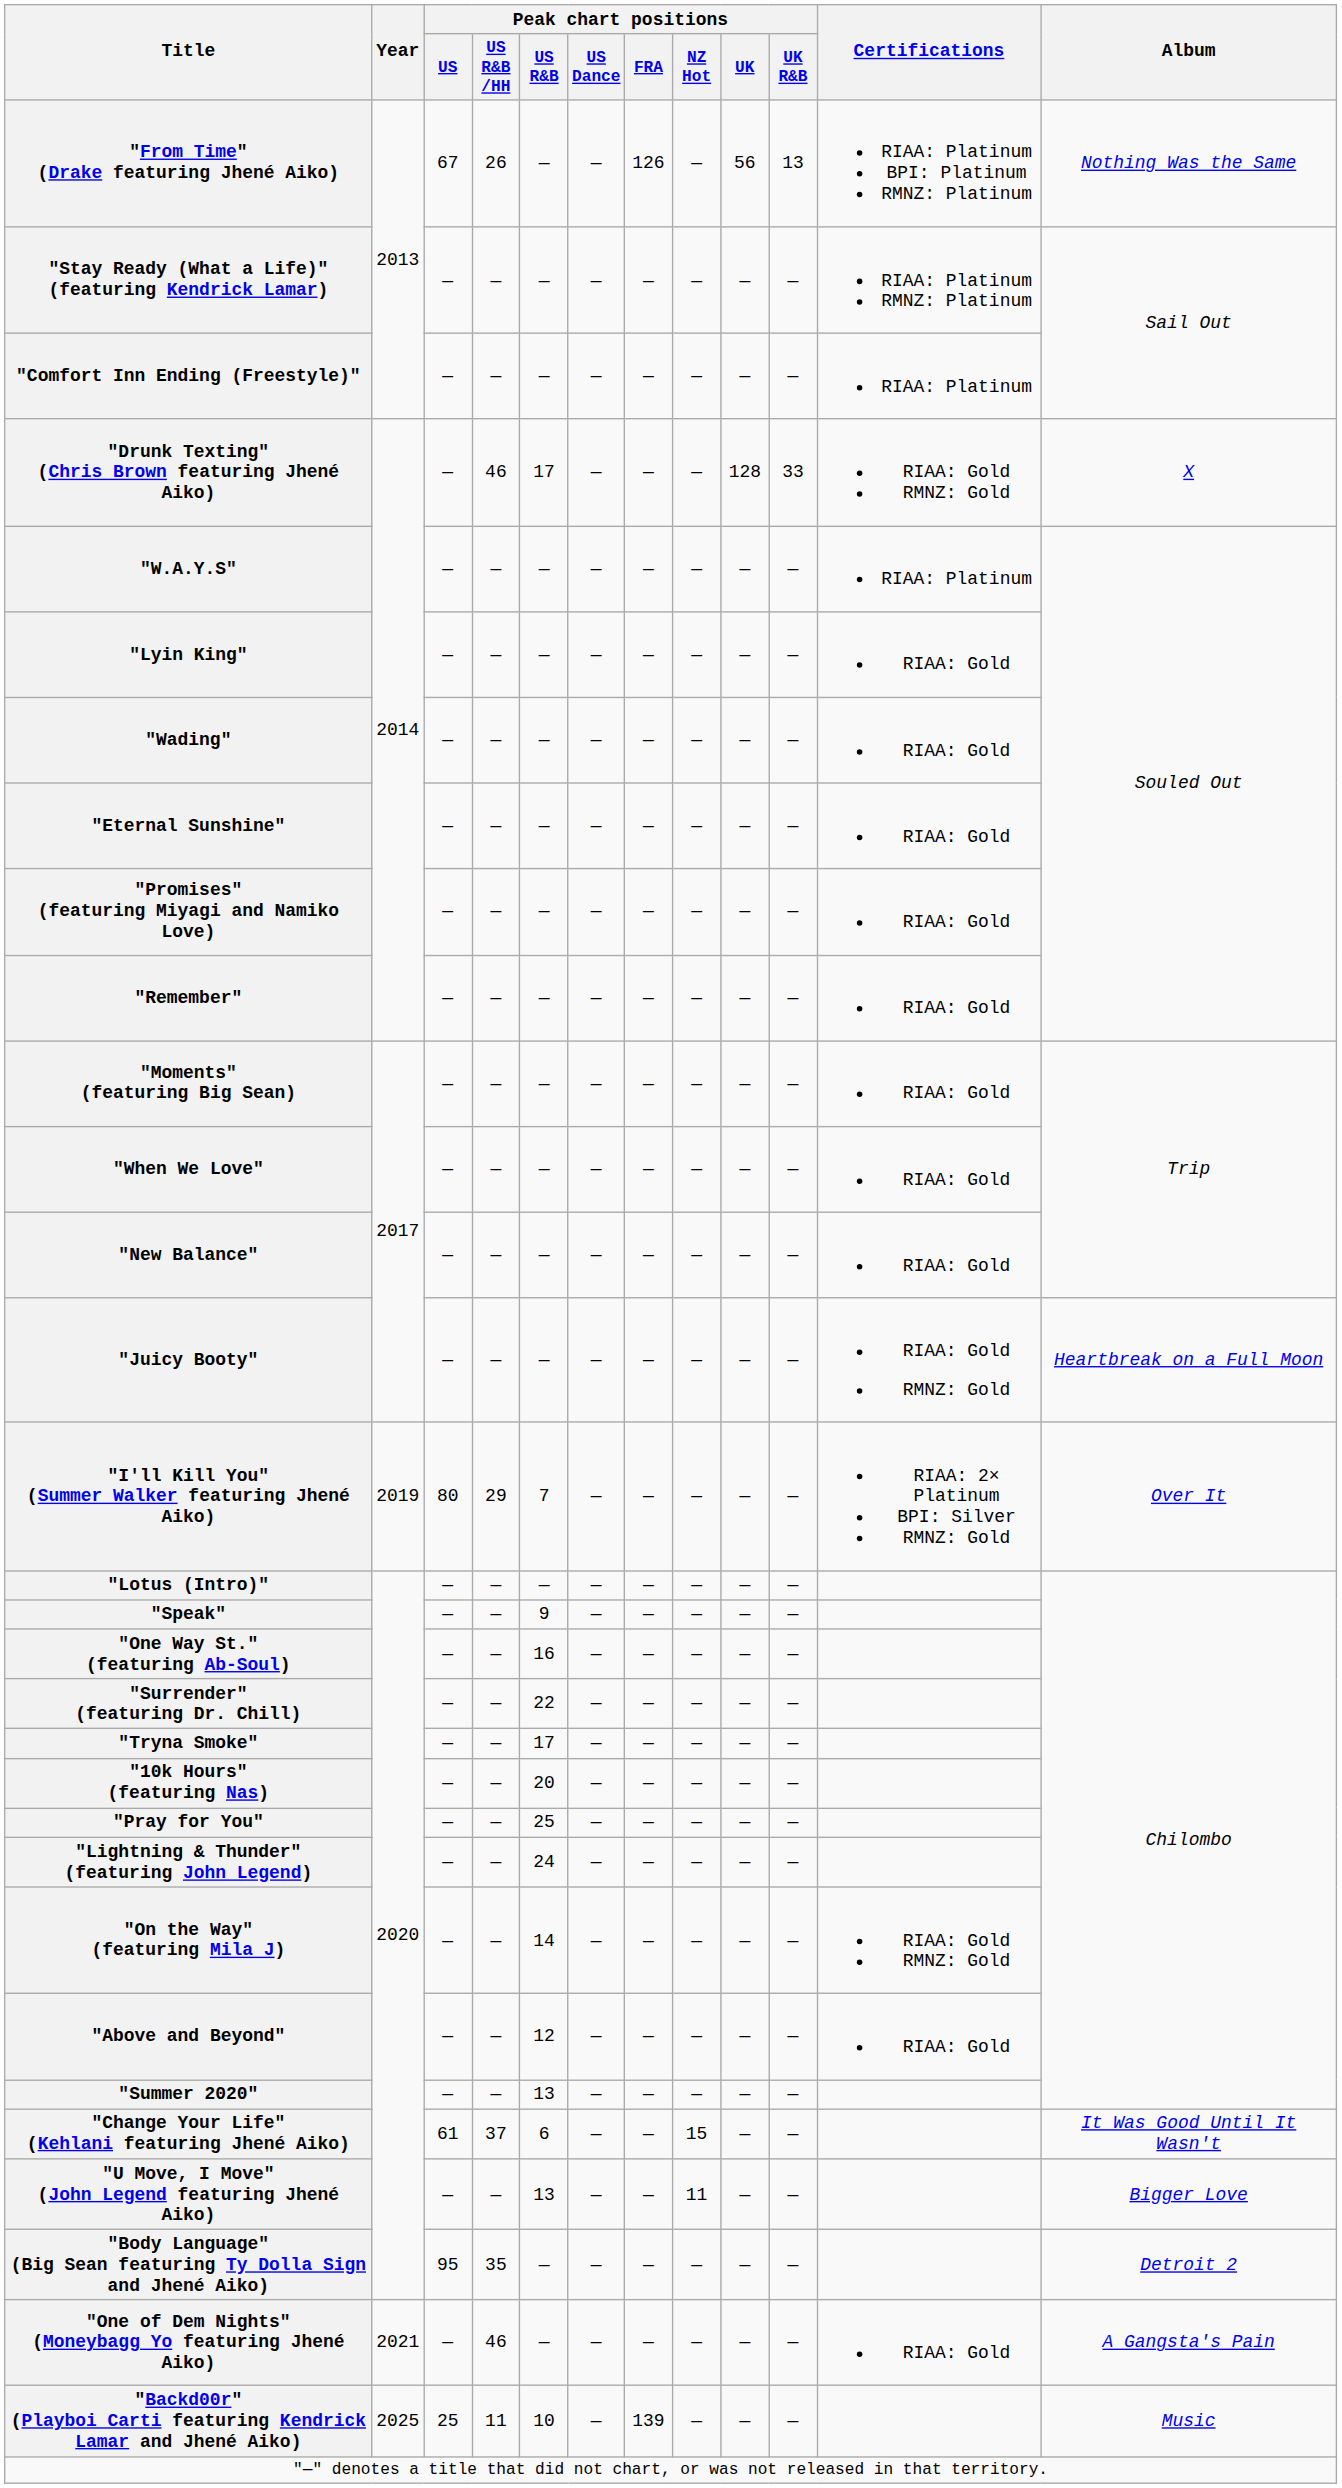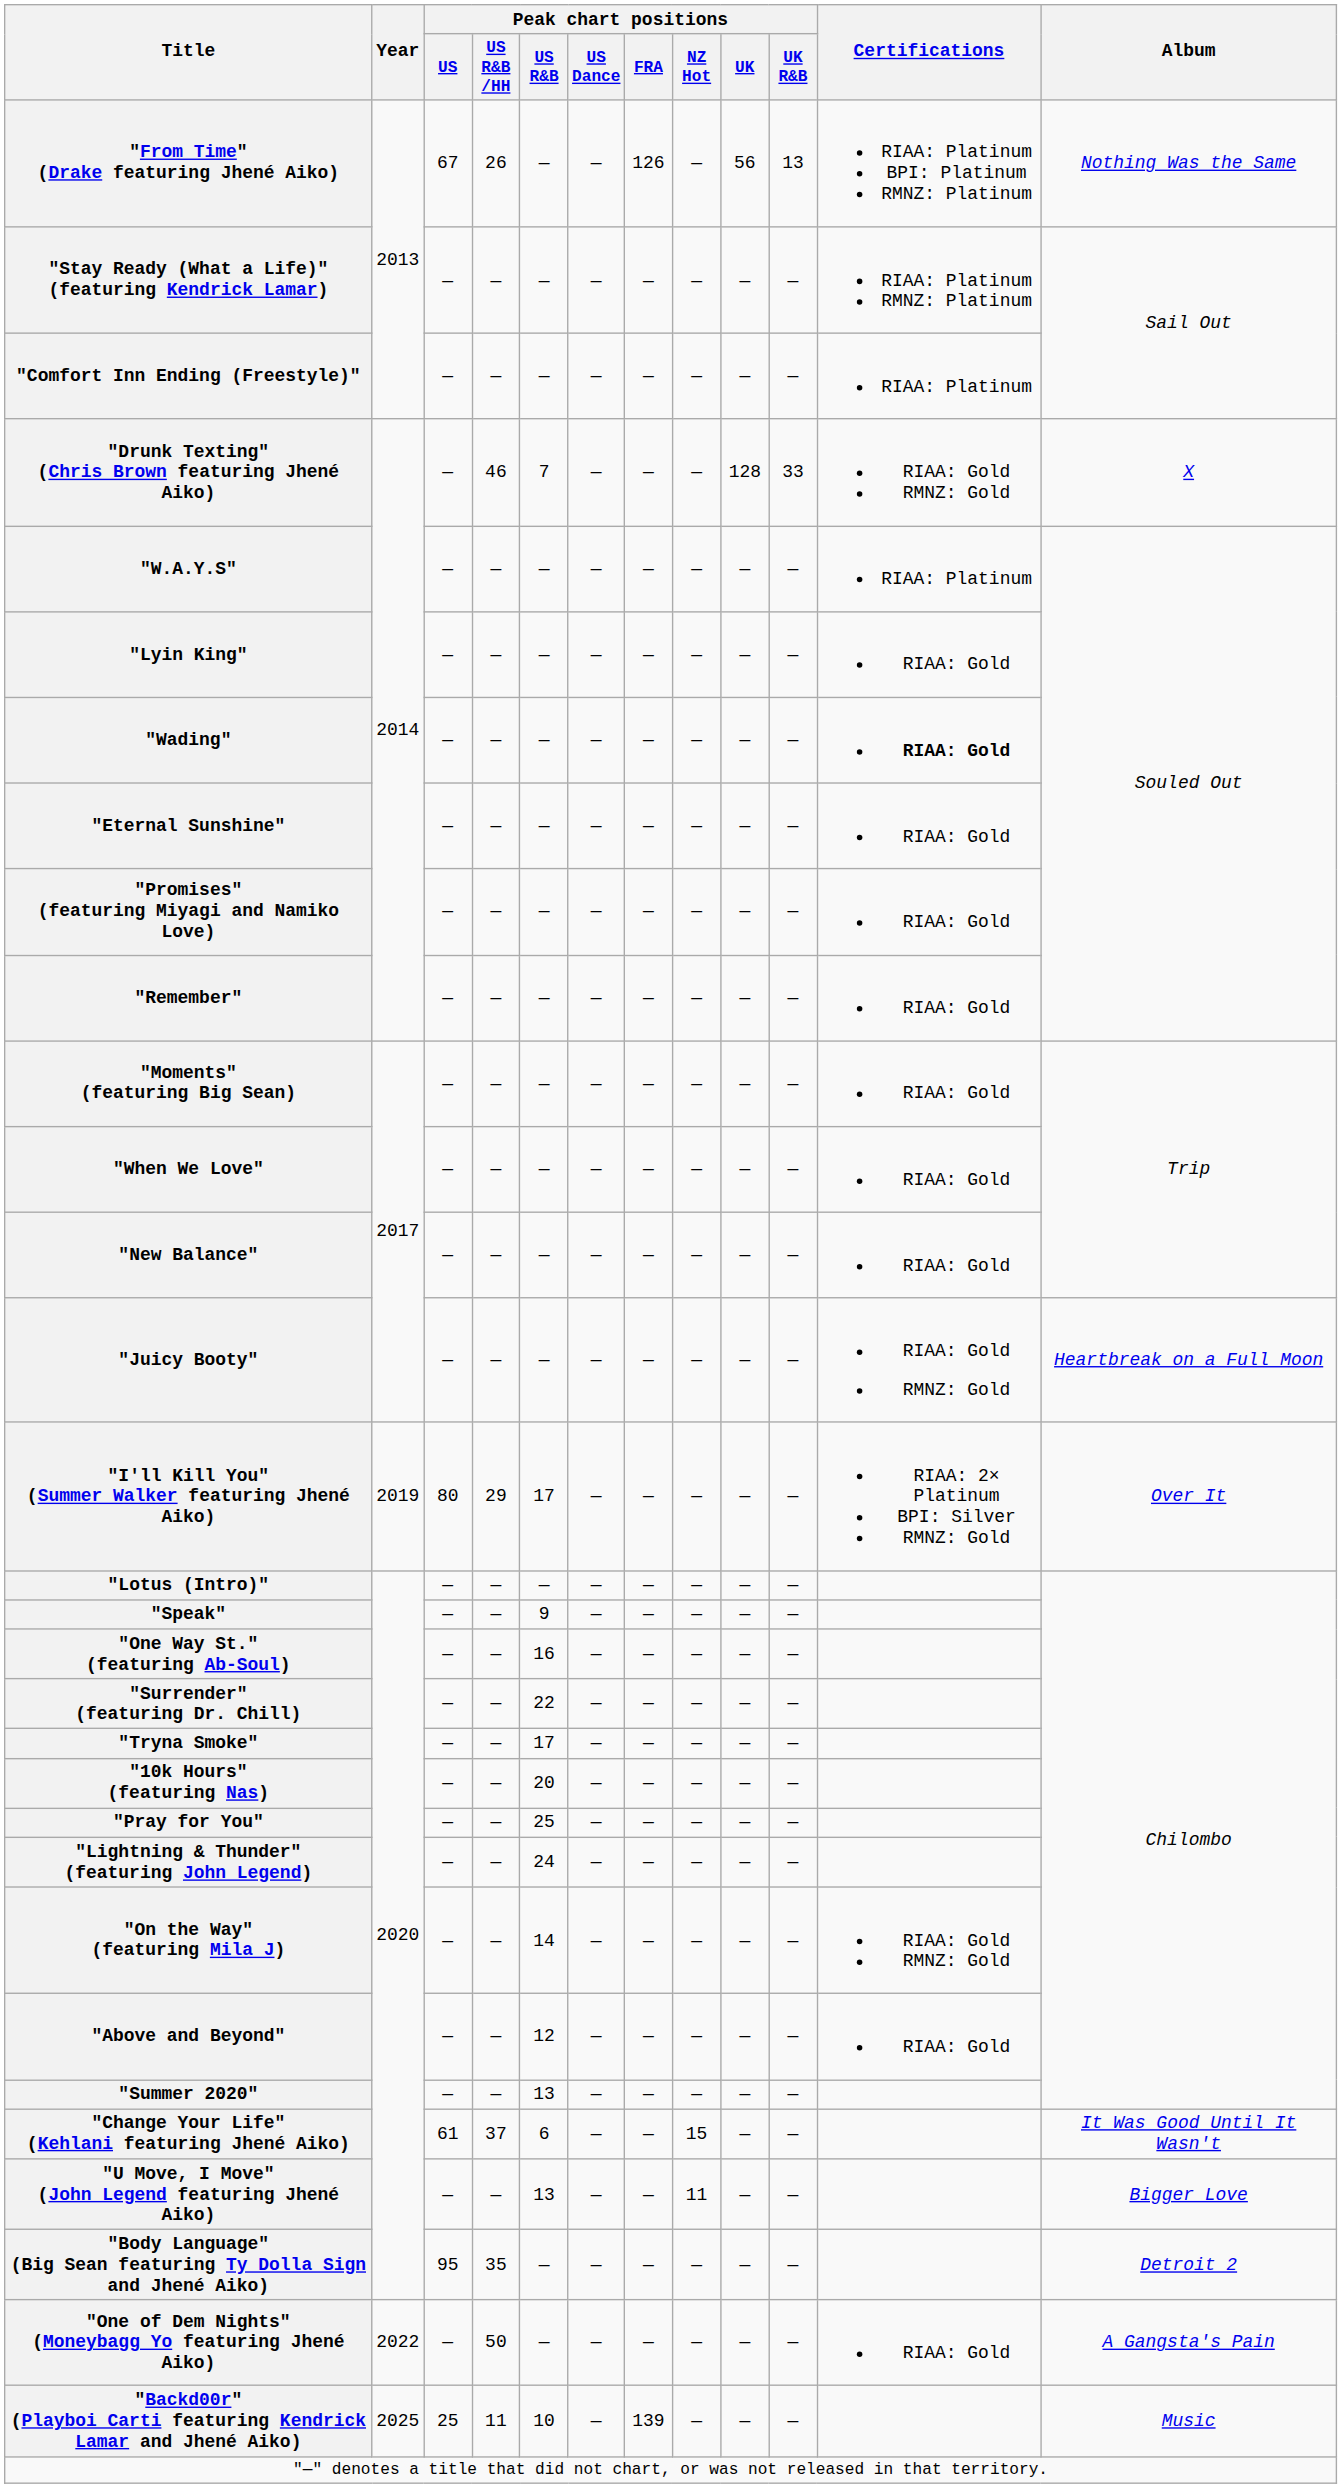(544, 473) 17 -> (544, 473) 7
(929, 751) normal -> (929, 751) bold
(544, 1497) 7 -> (544, 1497) 17
(398, 2343) 2021 -> (398, 2343) 2022
(496, 2343) 46 -> (496, 2343) 50
